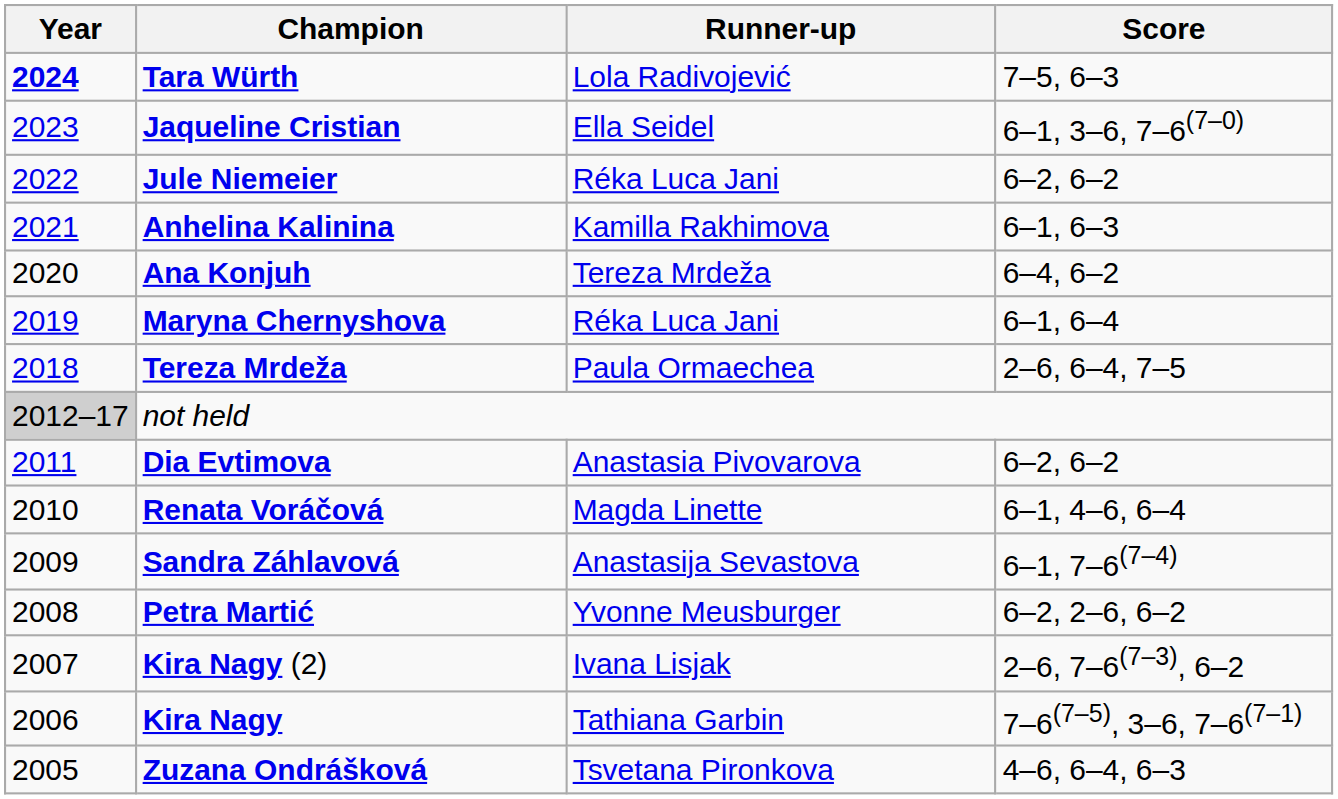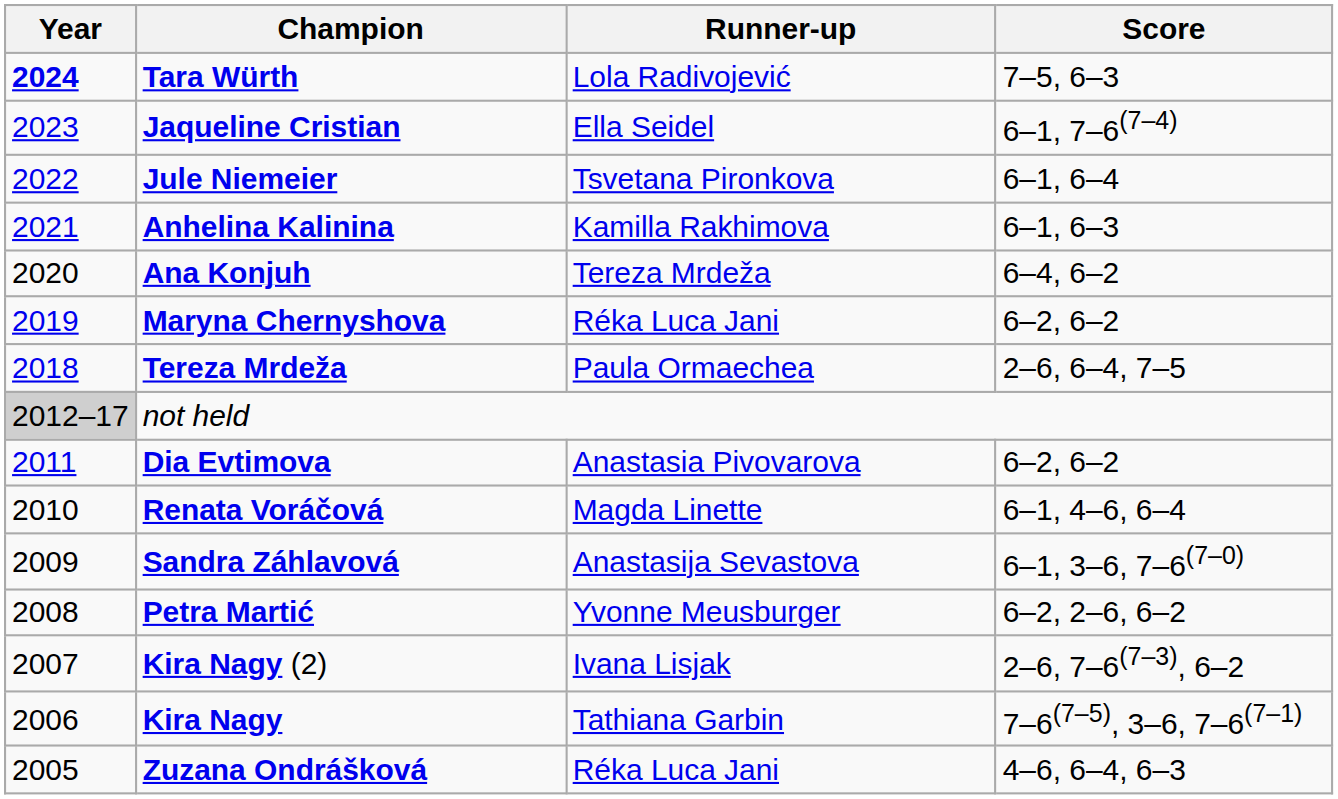(1123, 128) 6–1, 3–6, 7–6(7–0) -> (1090, 128) 6–1, 7–6(7–4)
(676, 179) Réka Luca Jani -> (703, 179) Tsvetana Pironkova
(1061, 179) 6–2, 6–2 -> (1061, 179) 6–1, 6–4
(1061, 321) 6–1, 6–4 -> (1061, 321) 6–2, 6–2
(1090, 561) 6–1, 7–6(7–4) -> (1123, 561) 6–1, 3–6, 7–6(7–0)
(703, 770) Tsvetana Pironkova -> (676, 770) Réka Luca Jani
